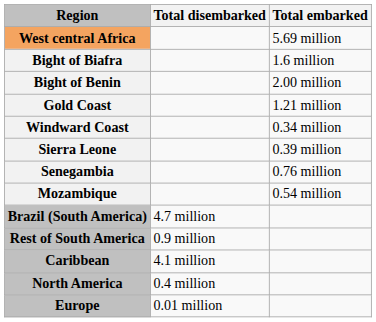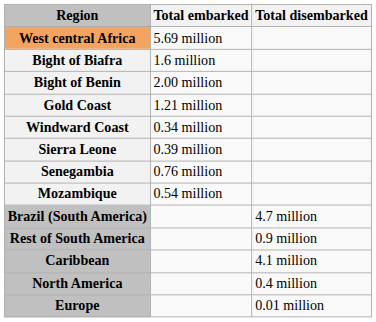columns swapped: (320, 15) <-> (210, 15)
